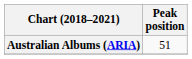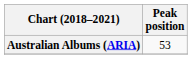(165, 44) 51 -> (165, 44) 53
